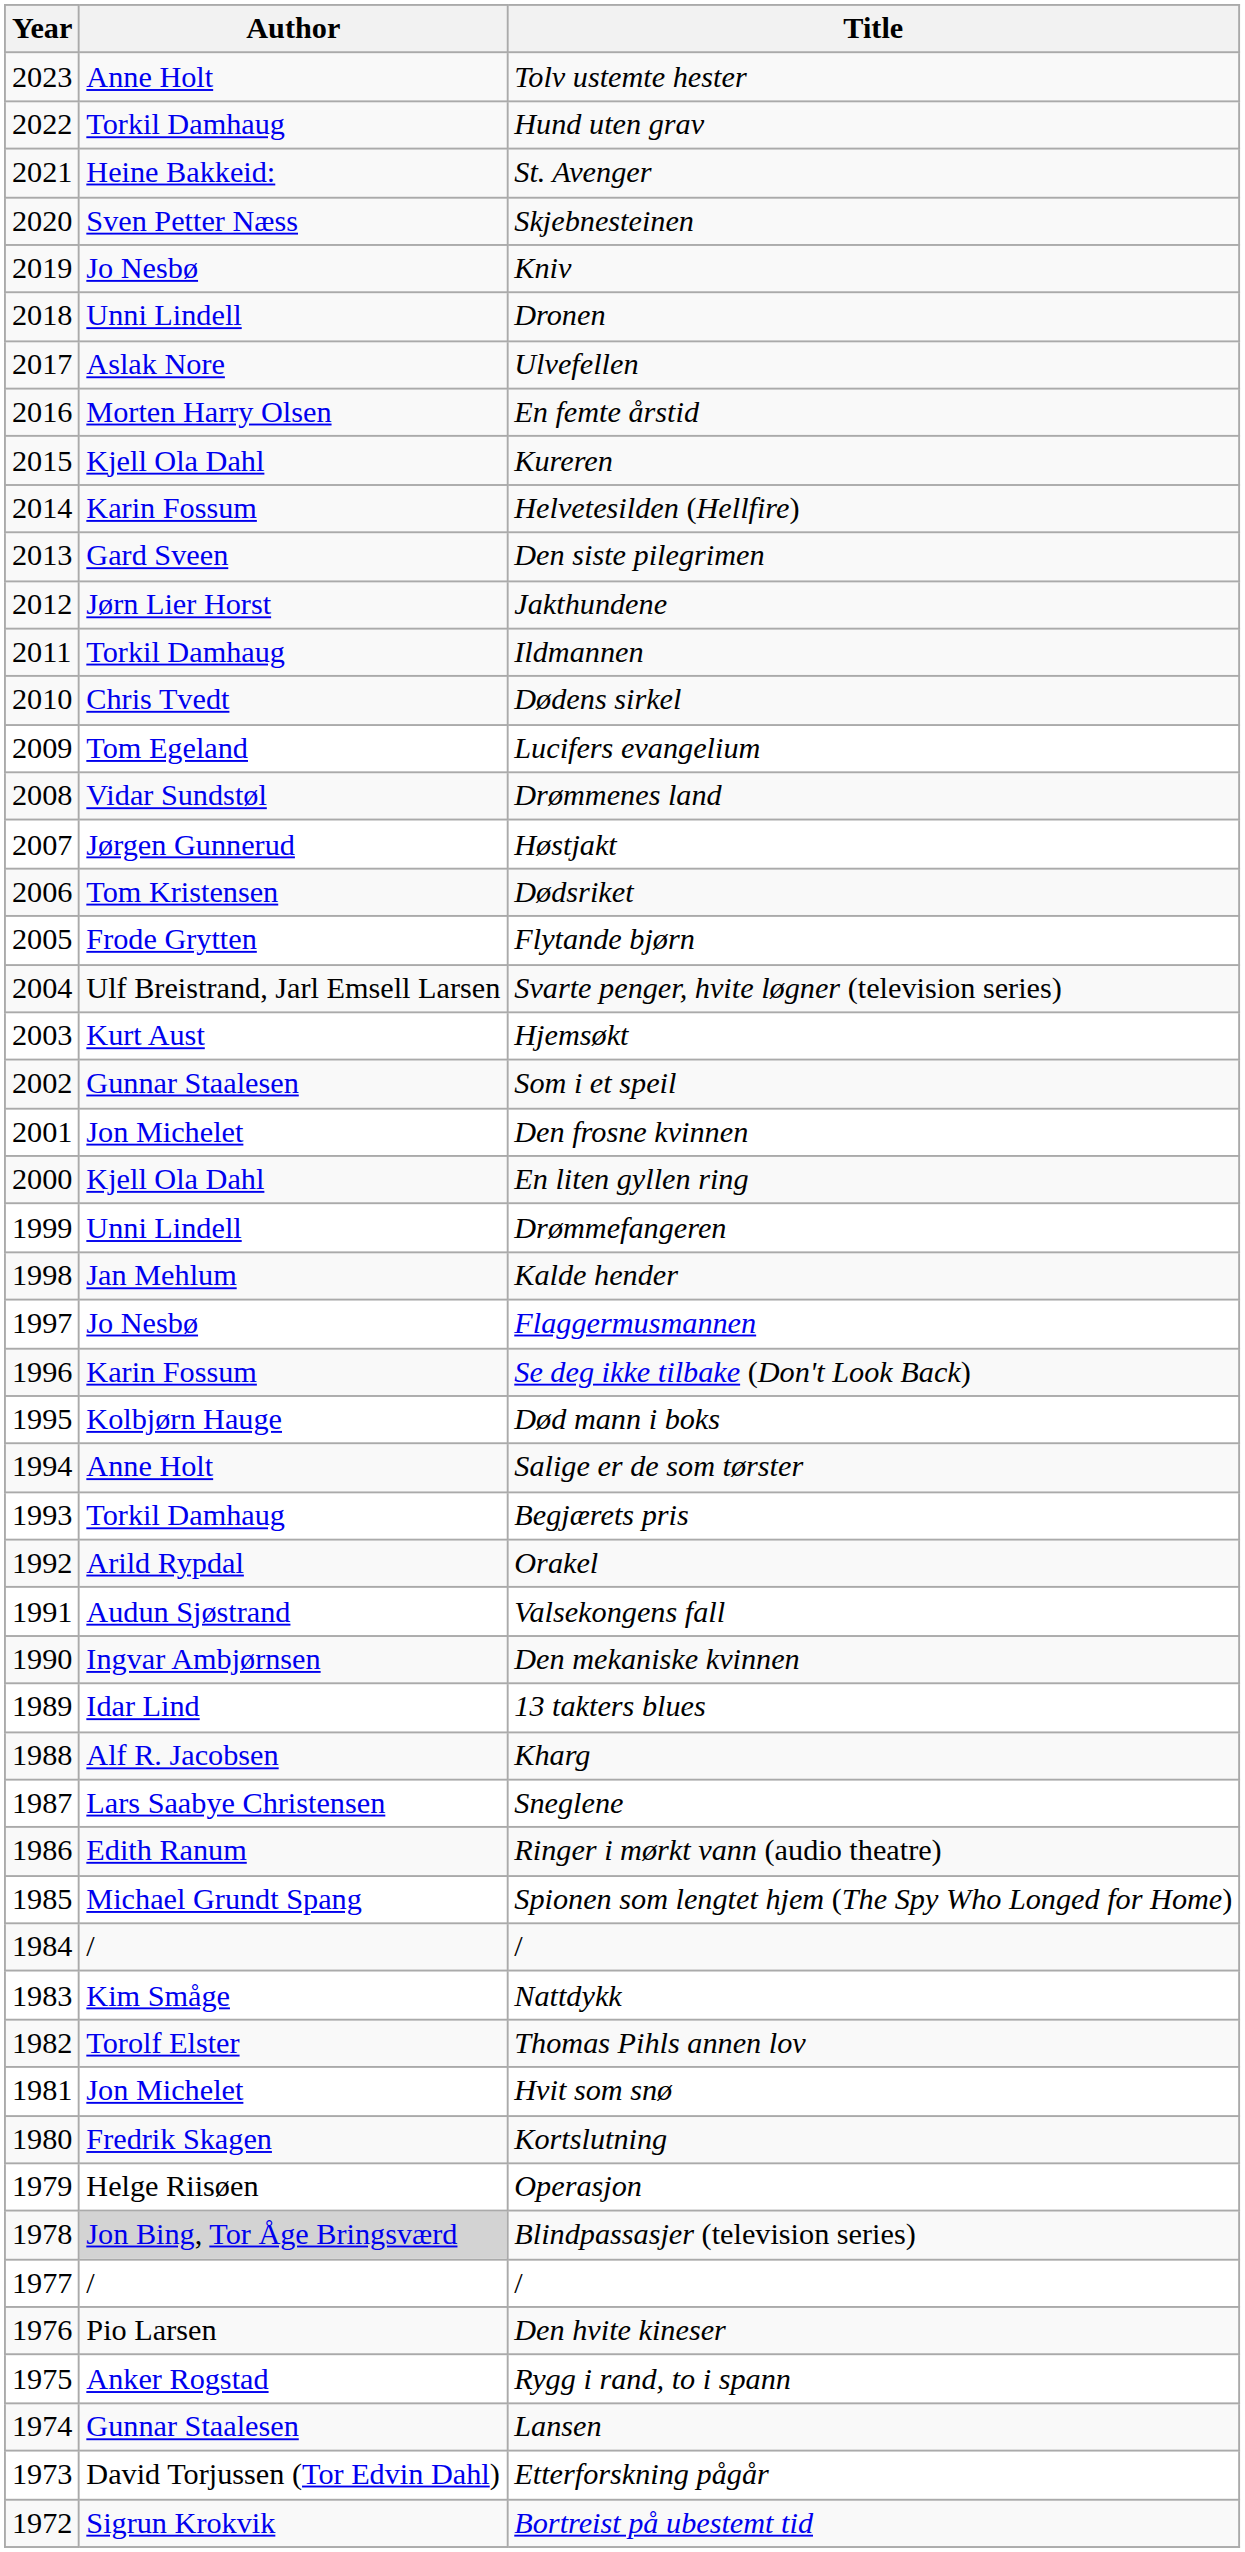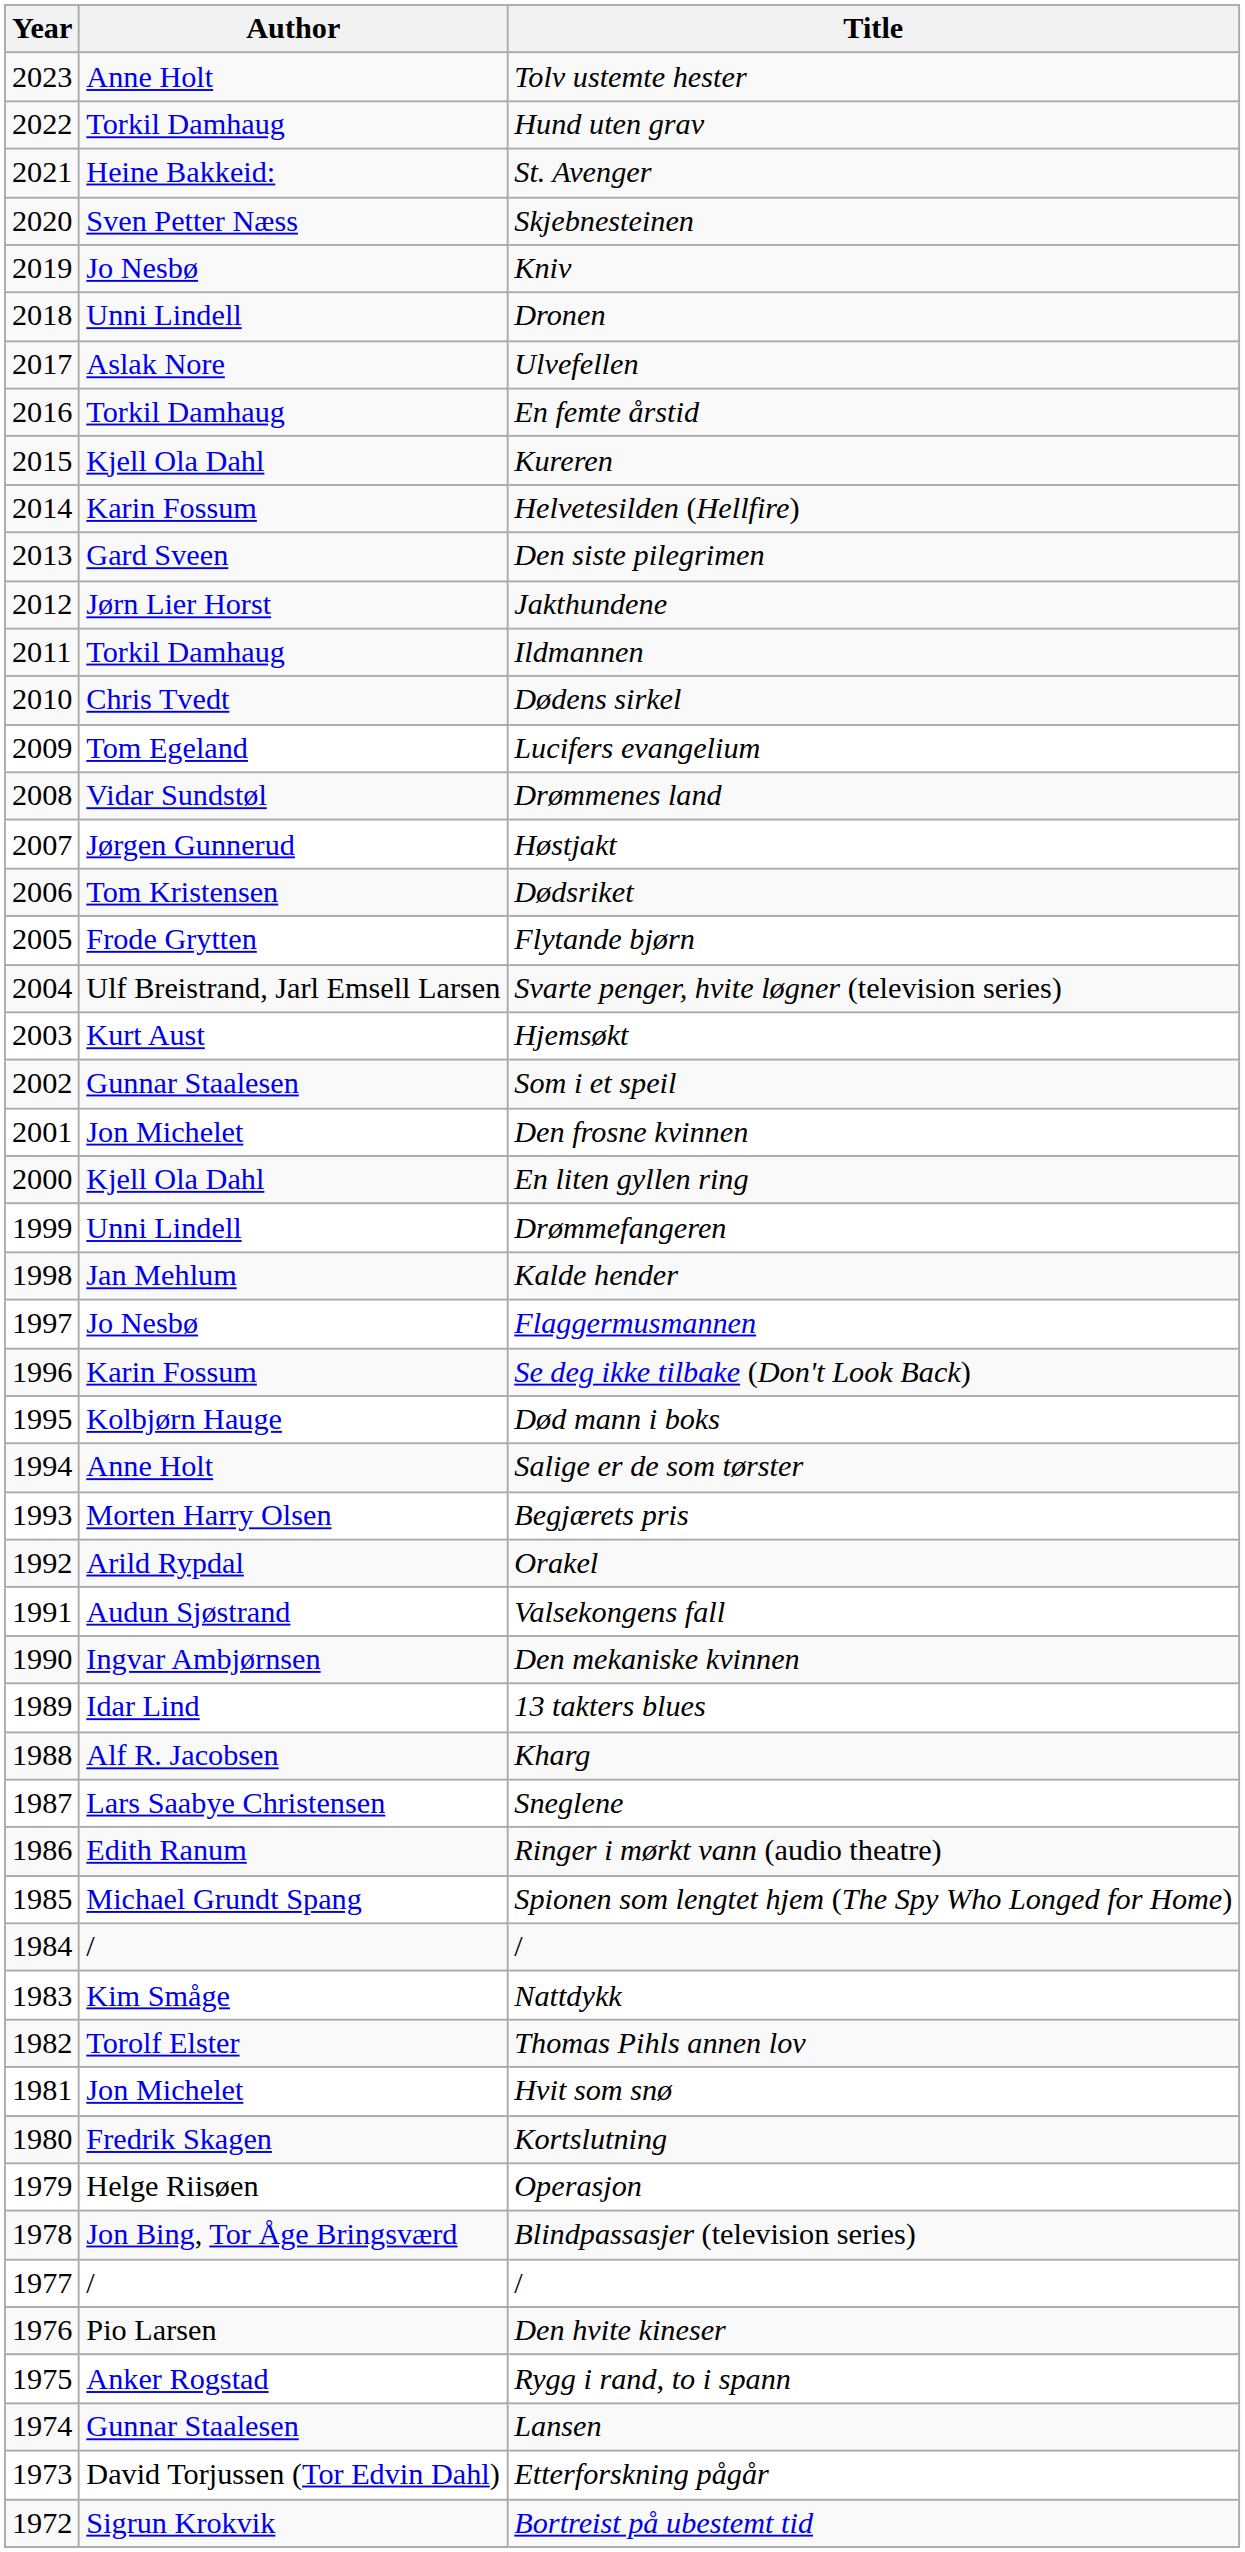(209, 412) Morten Harry Olsen -> (186, 412) Torkil Damhaug
(186, 1515) Torkil Damhaug -> (209, 1515) Morten Harry Olsen
(272, 2234) lightgrey background -> (272, 2234) no background
